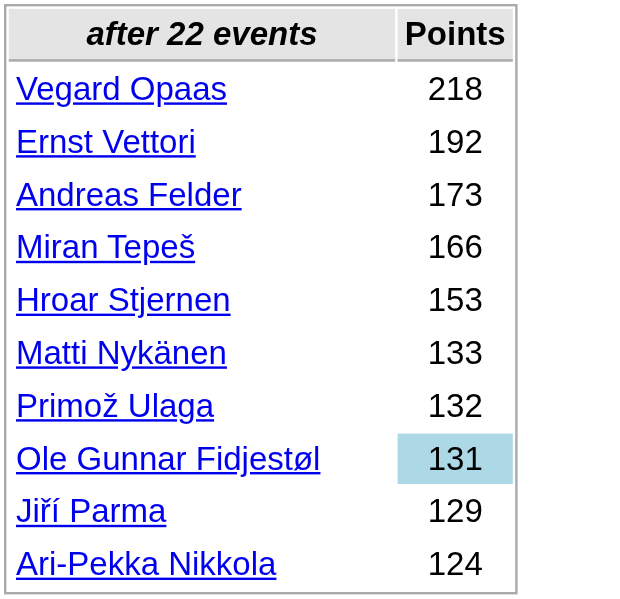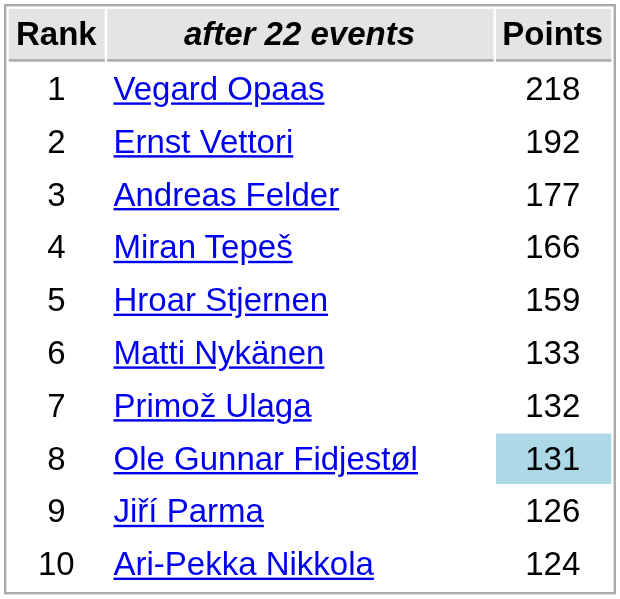+ column: (56, 34)
(455, 195) 173 -> (553, 195) 177
(455, 300) 153 -> (553, 300) 159
(455, 512) 129 -> (553, 512) 126
